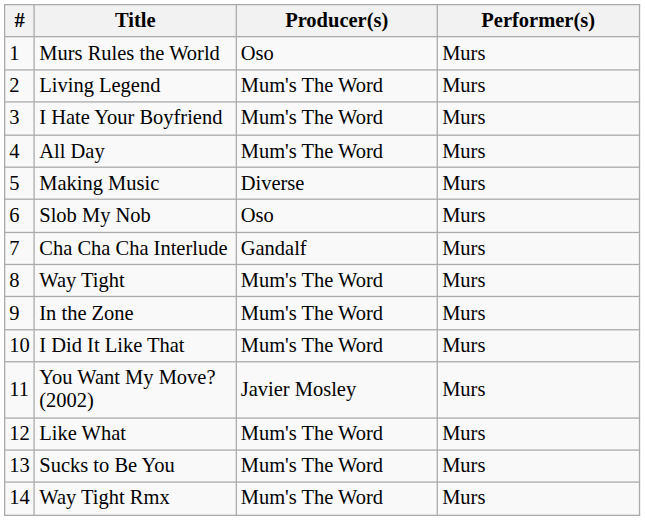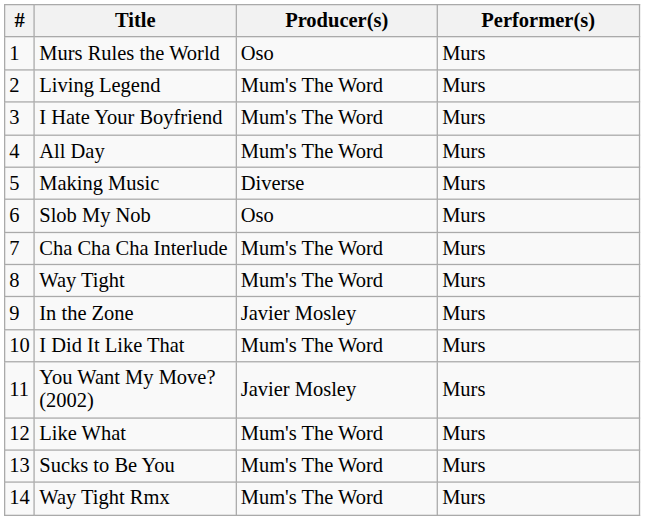(274, 248) Gandalf -> (312, 248) Mum's The Word
(312, 313) Mum's The Word -> (298, 313) Javier Mosley
